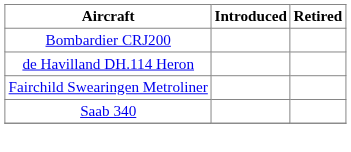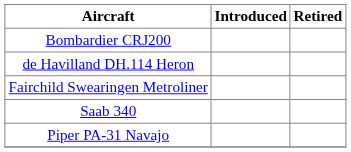+ row: (108, 135)
